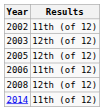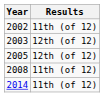- row: (17, 70)
(65, 85) 12th (of 12) -> (65, 70) 11th (of 12)
